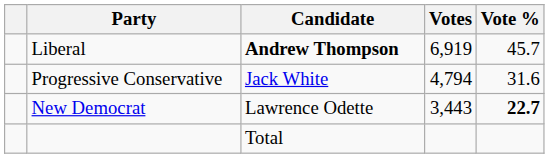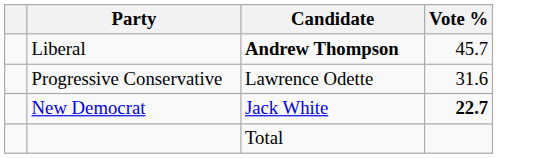- column: (451, 19)
(287, 78) Jack White -> (309, 78) Lawrence Odette
(309, 108) Lawrence Odette -> (287, 108) Jack White
